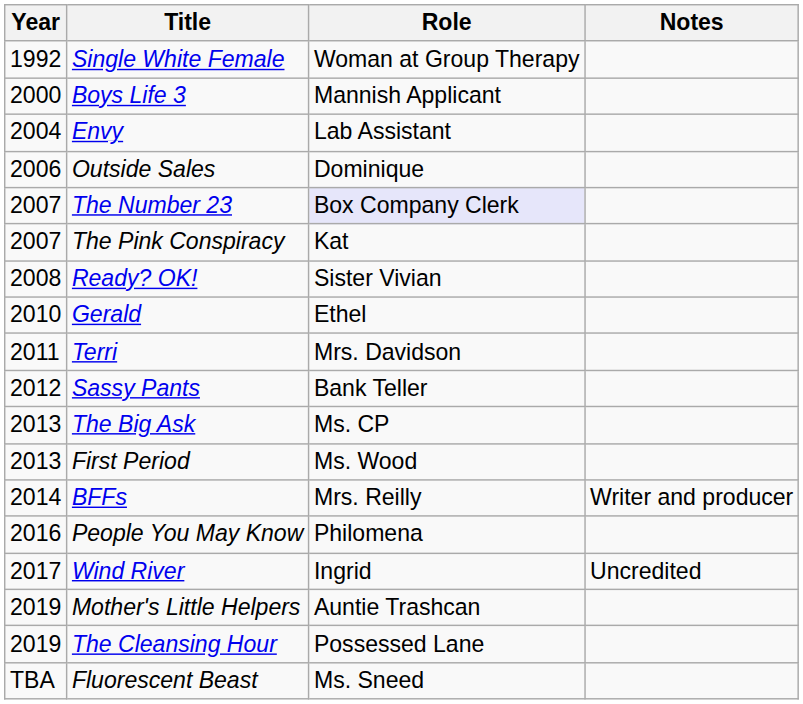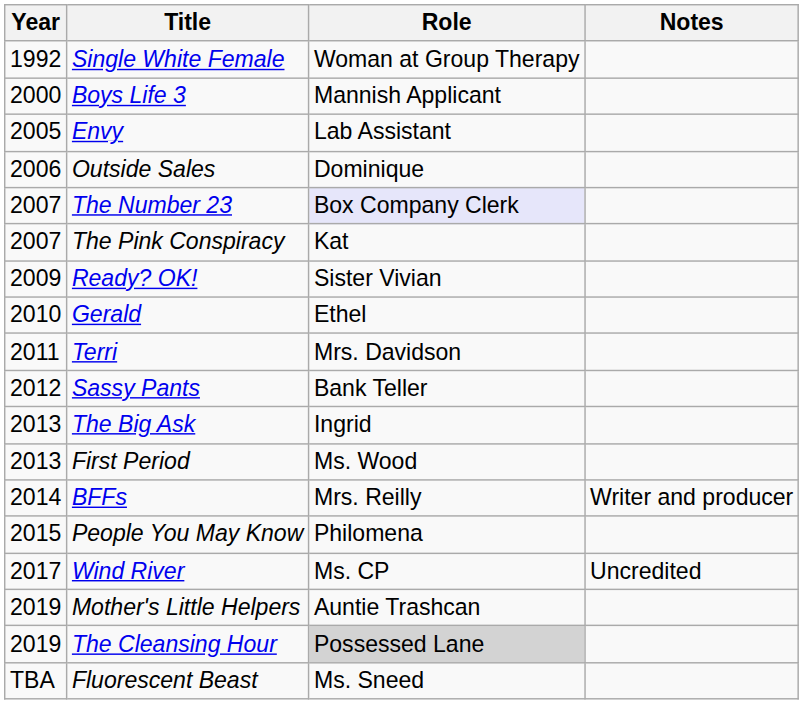(36, 132) 2004 -> (36, 132) 2005
(36, 278) 2008 -> (36, 278) 2009
(352, 424) Ms. CP -> (343, 424) Ingrid
(36, 534) 2016 -> (36, 534) 2015
(343, 570) Ingrid -> (352, 570) Ms. CP
(399, 643) no background -> (399, 643) lightgrey background
